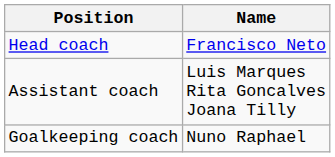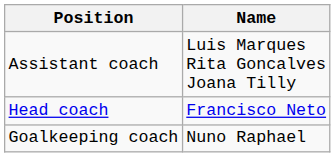rows swapped: (59, 45) <-> (83, 92)
